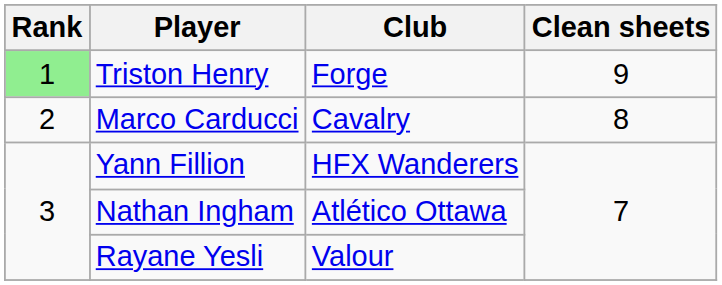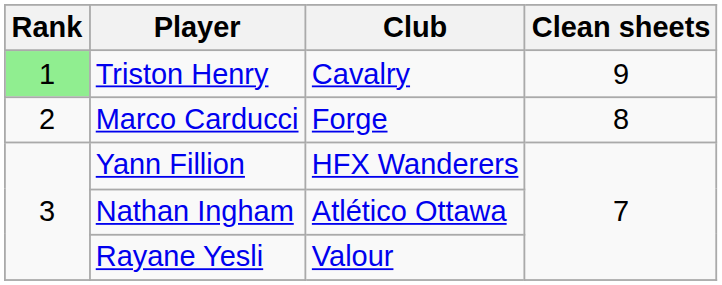(350, 73) Forge -> (361, 73) Cavalry
(361, 119) Cavalry -> (350, 119) Forge
